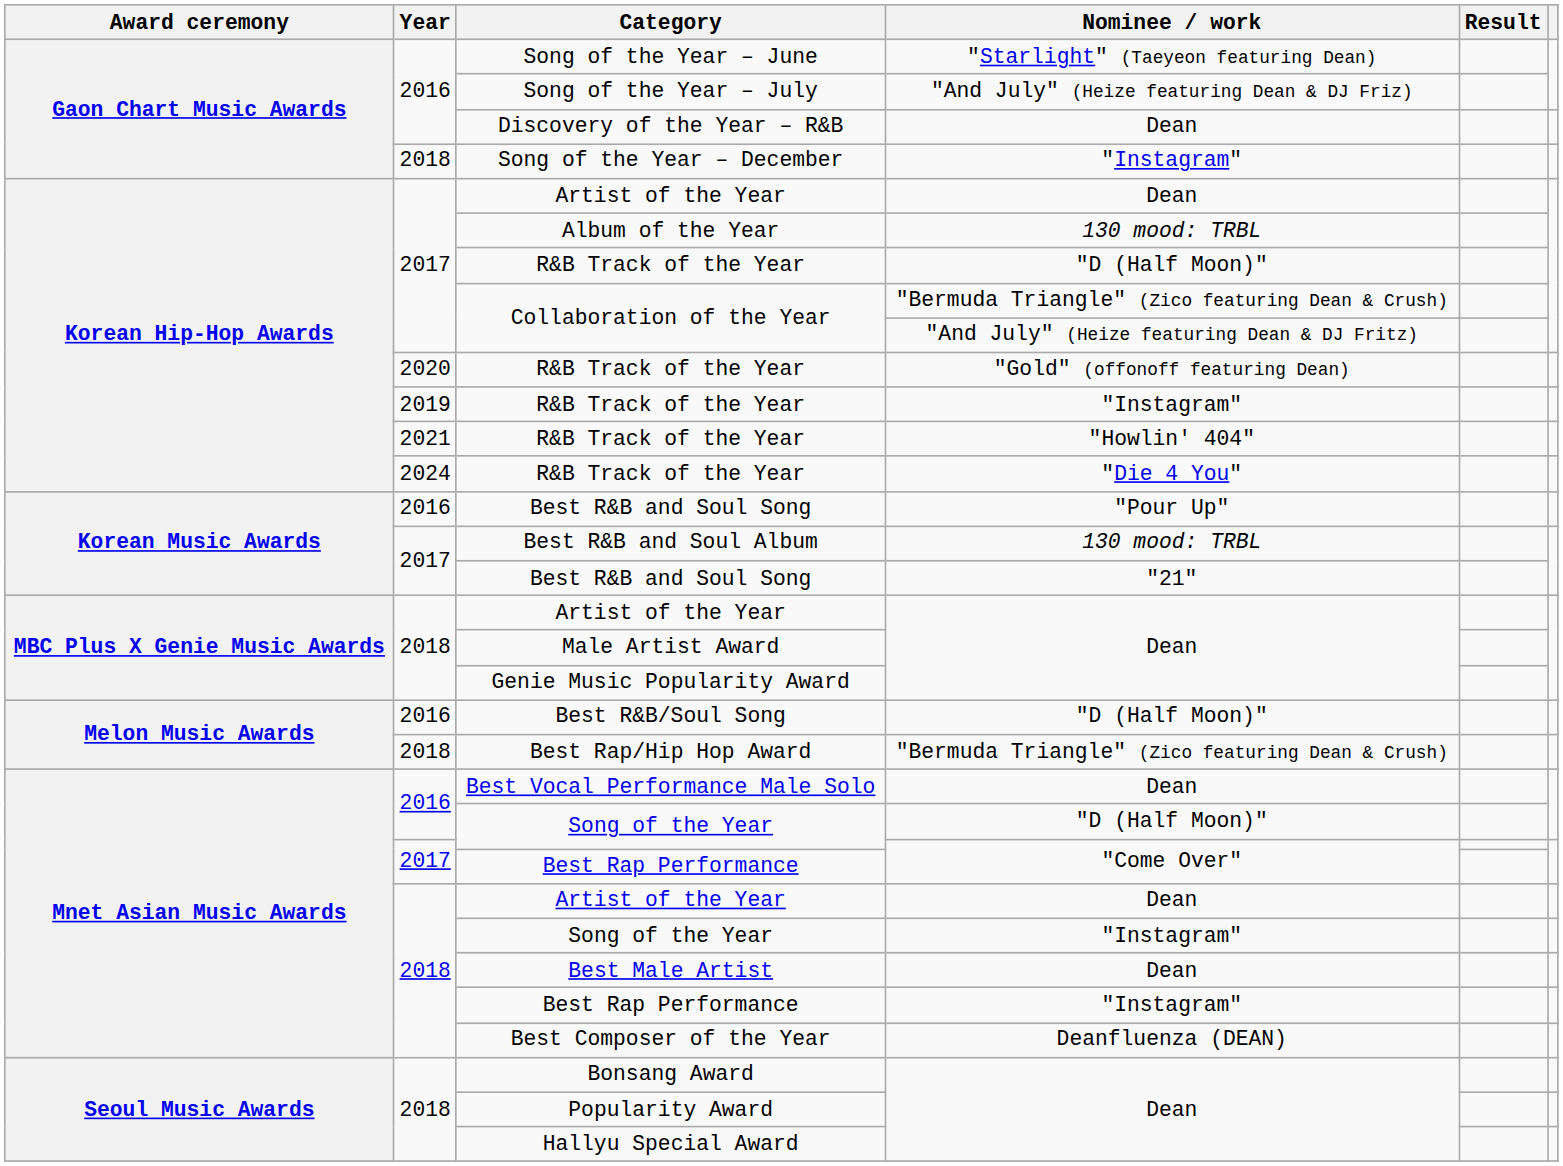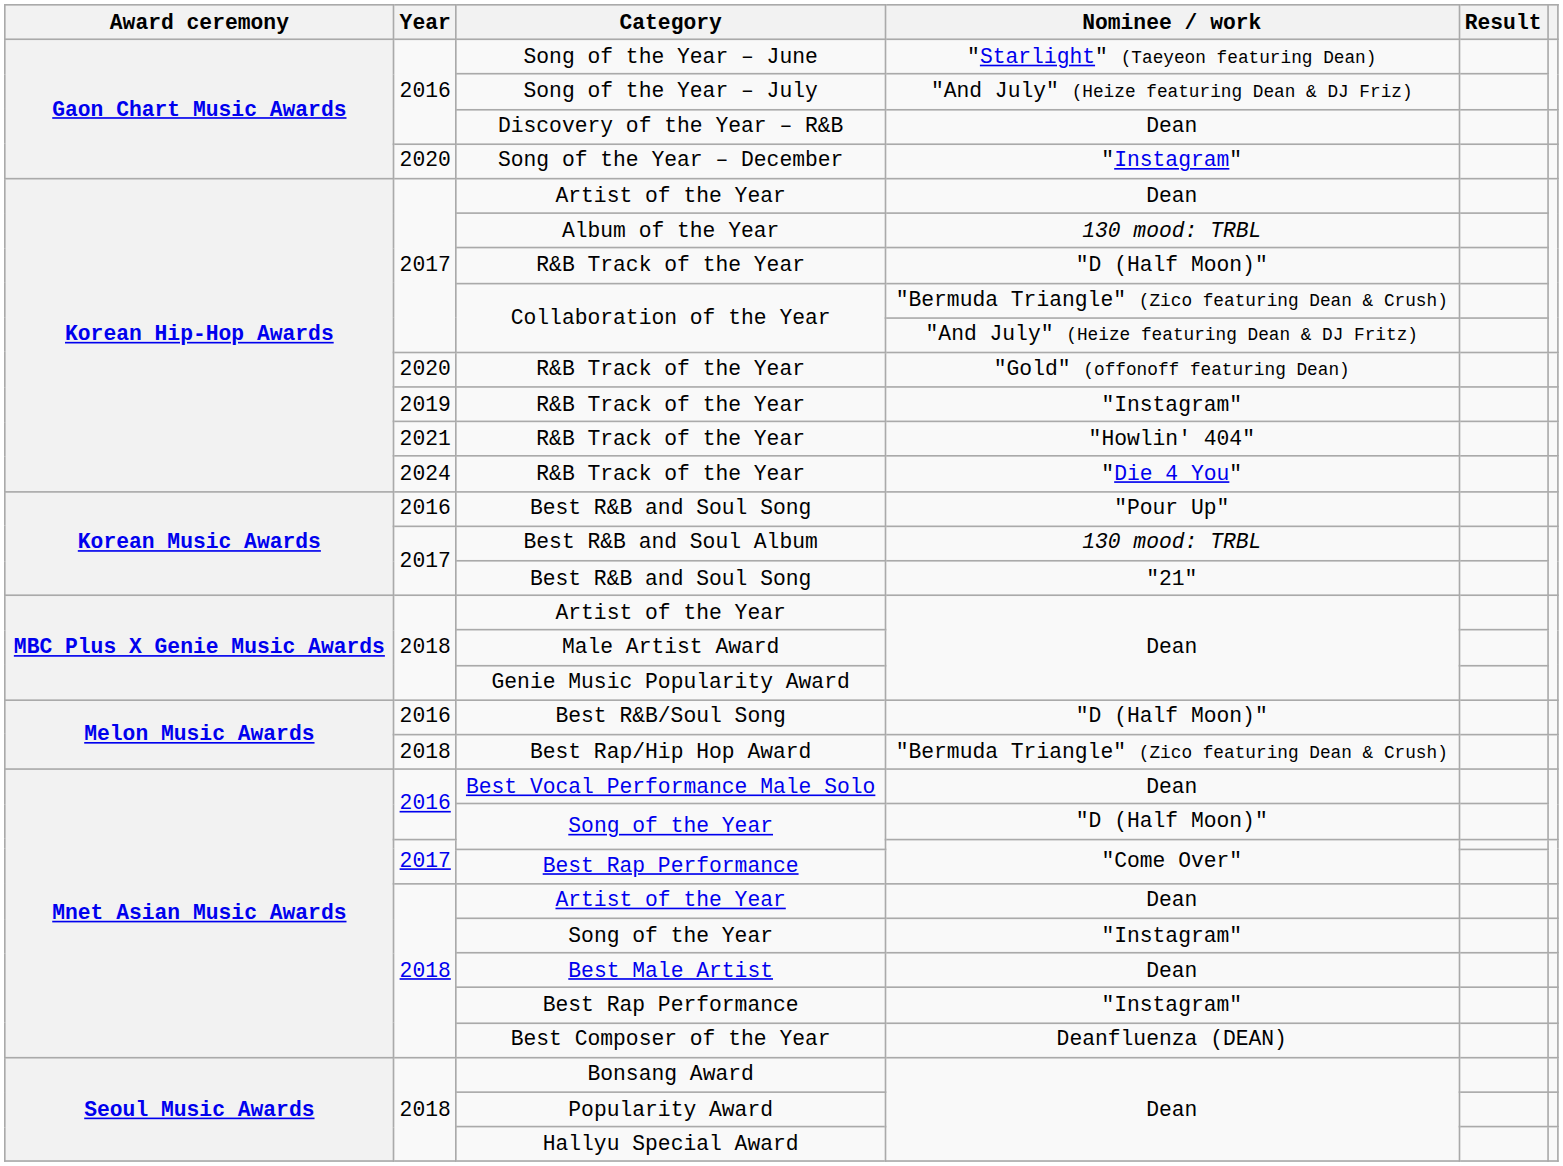(425, 161) 2018 -> (425, 161) 2020
